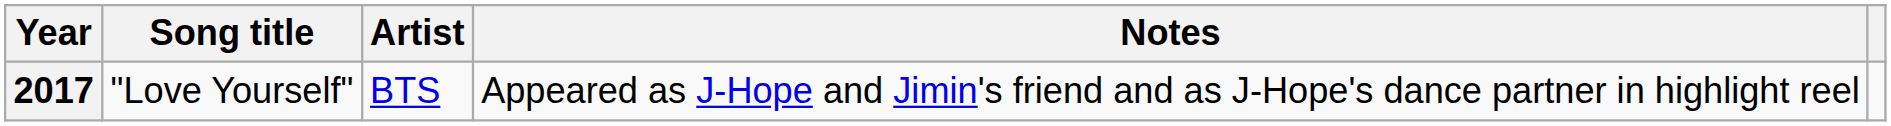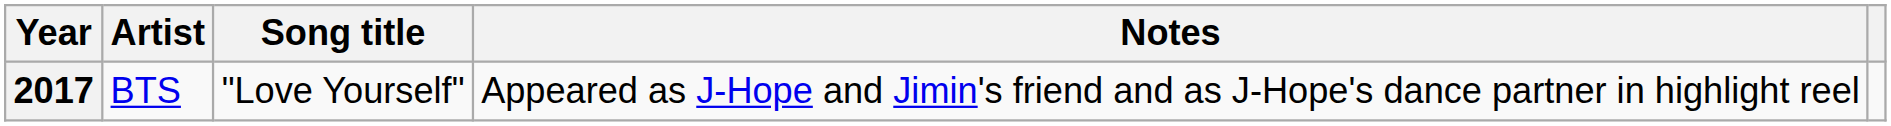columns swapped: (232, 33) <-> (417, 33)
